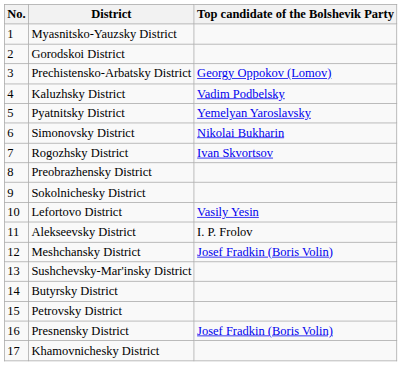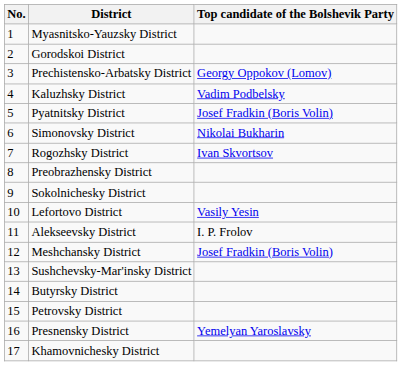(254, 113) Yemelyan Yaroslavsky -> (265, 113) Josef Fradkin (Boris Volin)
(265, 331) Josef Fradkin (Boris Volin) -> (254, 331) Yemelyan Yaroslavsky
